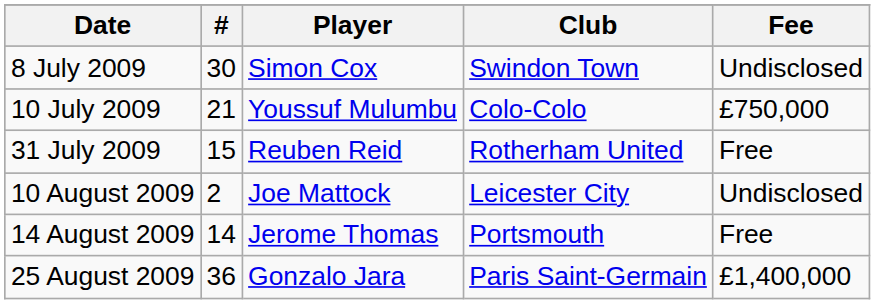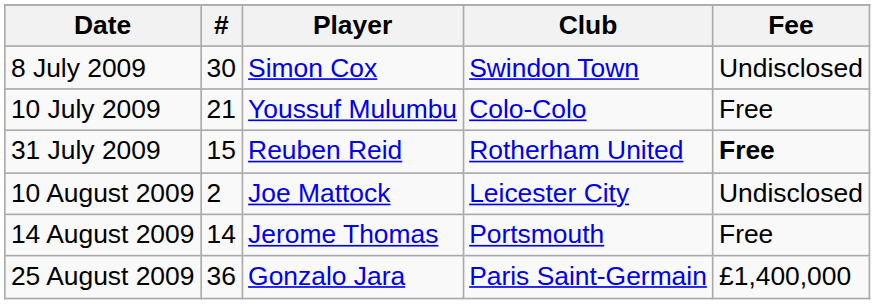(774, 109) £750,000 -> (746, 109) Free
(746, 151) normal -> (747, 151) bold
